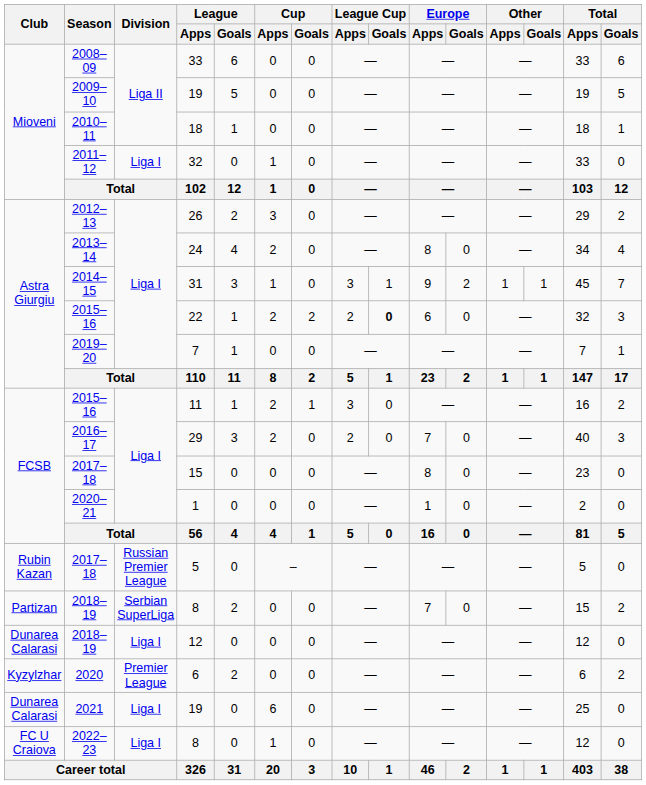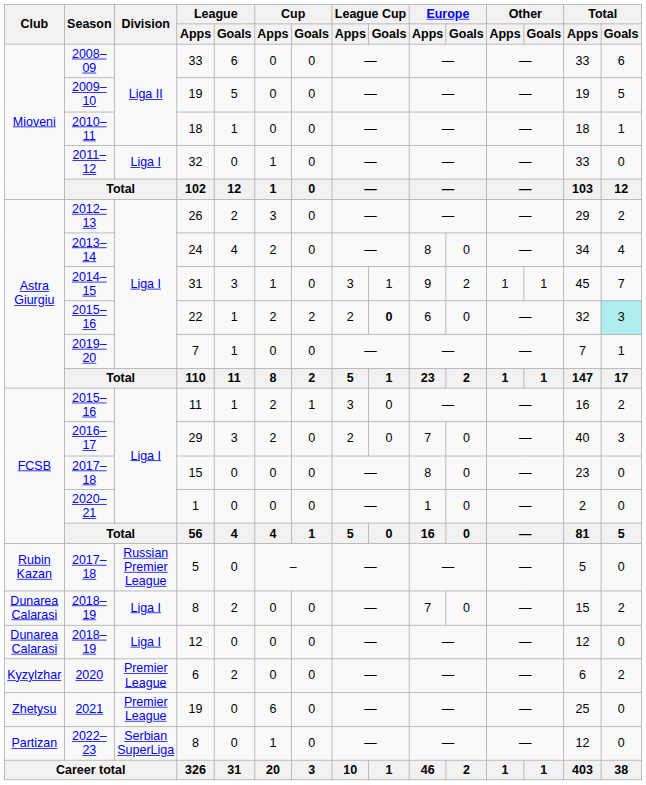(621, 317) no background -> (621, 317) paleturquoise background
(34, 608) Partizan -> (34, 608) Dunarea Calarasi
(146, 608) Serbian SuperLiga -> (146, 608) Liga I
(34, 709) Dunarea Calarasi -> (34, 709) Zhetysu
(146, 709) Liga I -> (146, 709) Premier League
(34, 743) FC U Craiova -> (34, 743) Partizan
(146, 743) Liga I -> (146, 743) Serbian SuperLiga
